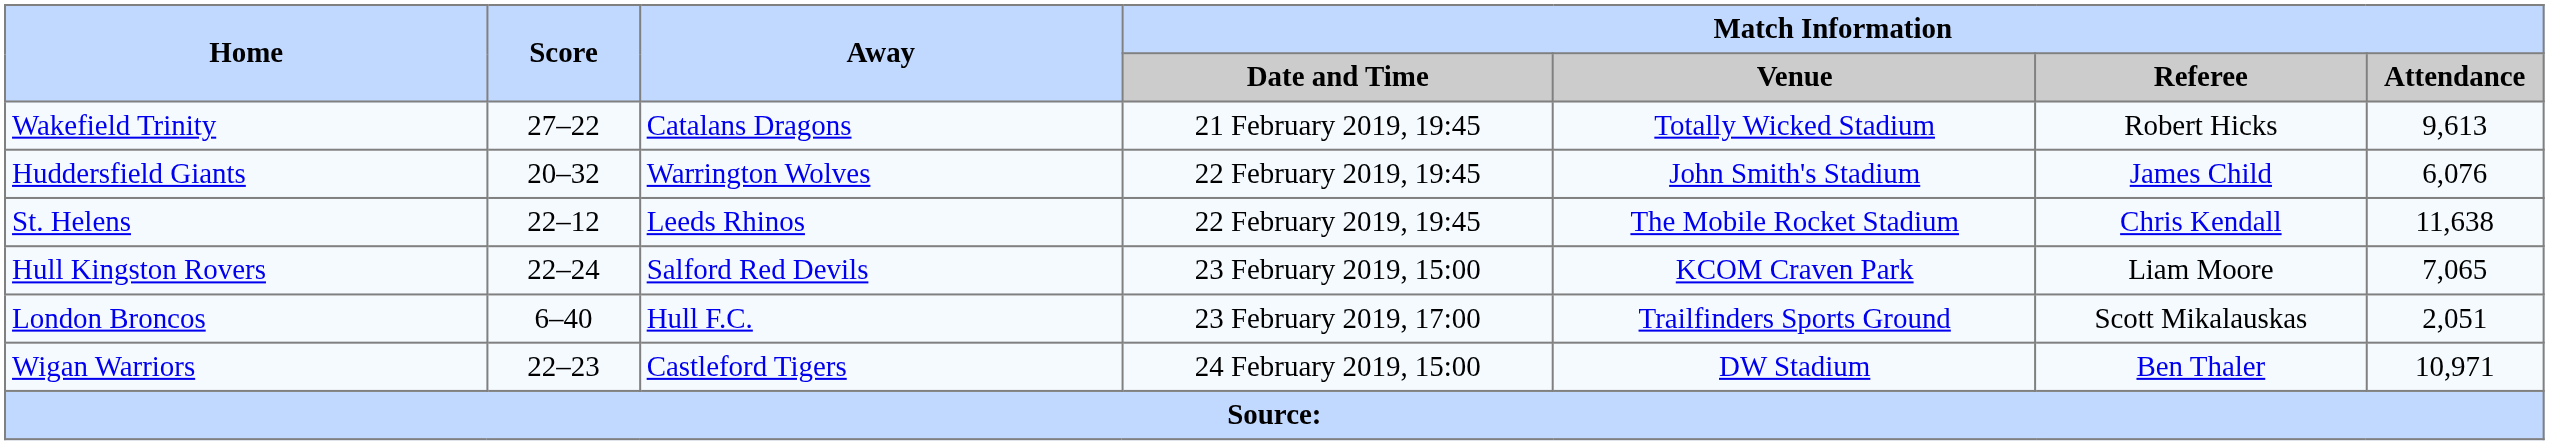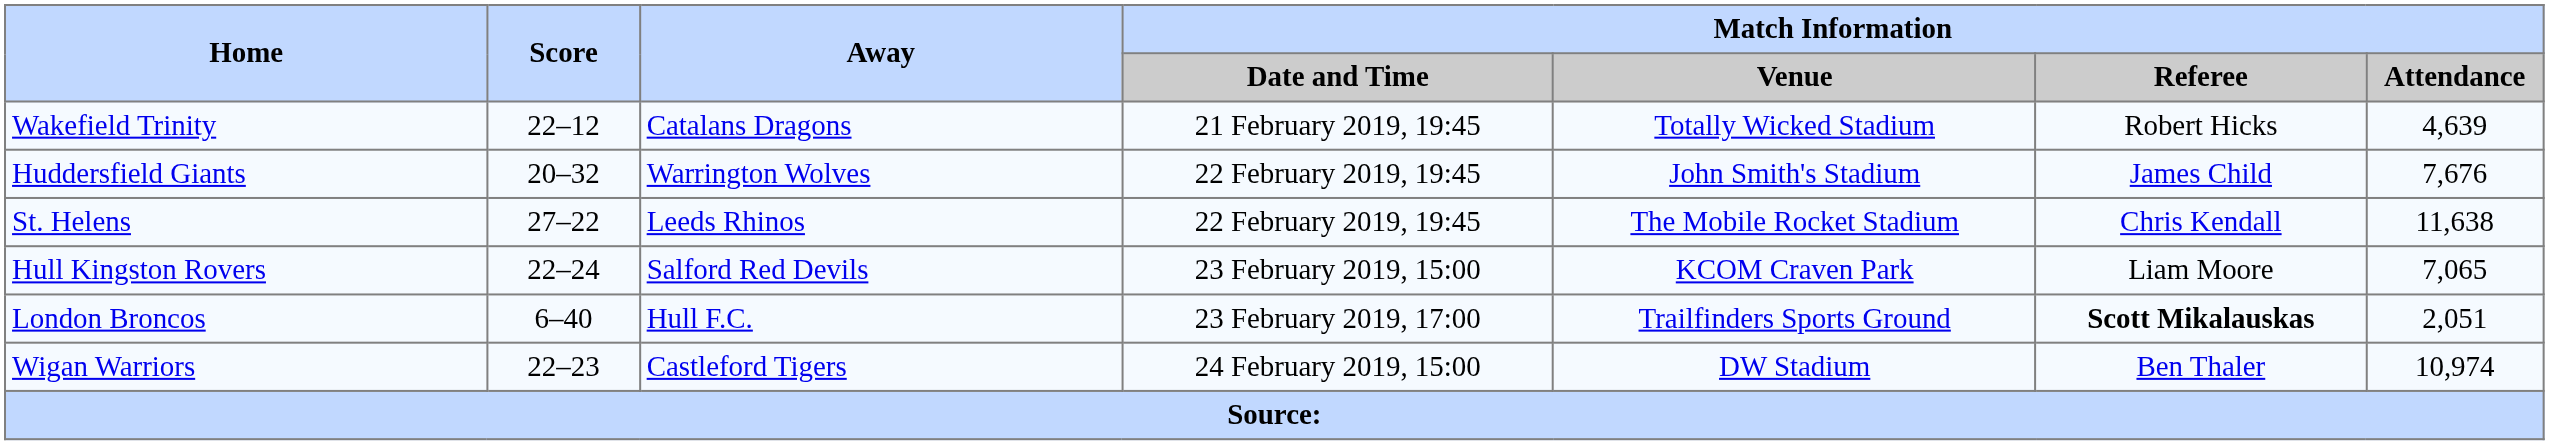(563, 125) 27–22 -> (563, 125) 22–12
(2455, 125) 9,613 -> (2455, 125) 4,639
(2455, 173) 6,076 -> (2455, 173) 7,676
(563, 221) 22–12 -> (563, 221) 27–22
(2201, 318) normal -> (2201, 318) bold
(2455, 366) 10,971 -> (2455, 366) 10,974
